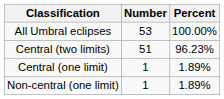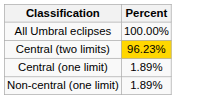- column: (145, 13)
(195, 49) no background -> (146, 49) gold background
